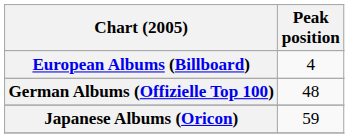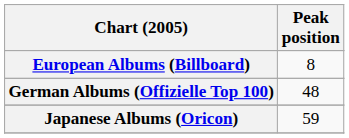(311, 64) 4 -> (311, 64) 8
